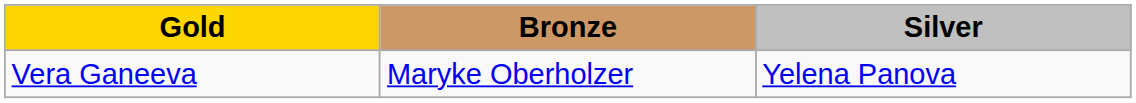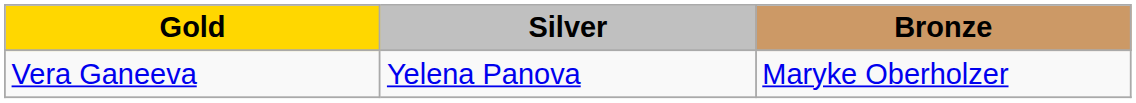columns swapped: (943, 27) <-> (568, 27)
